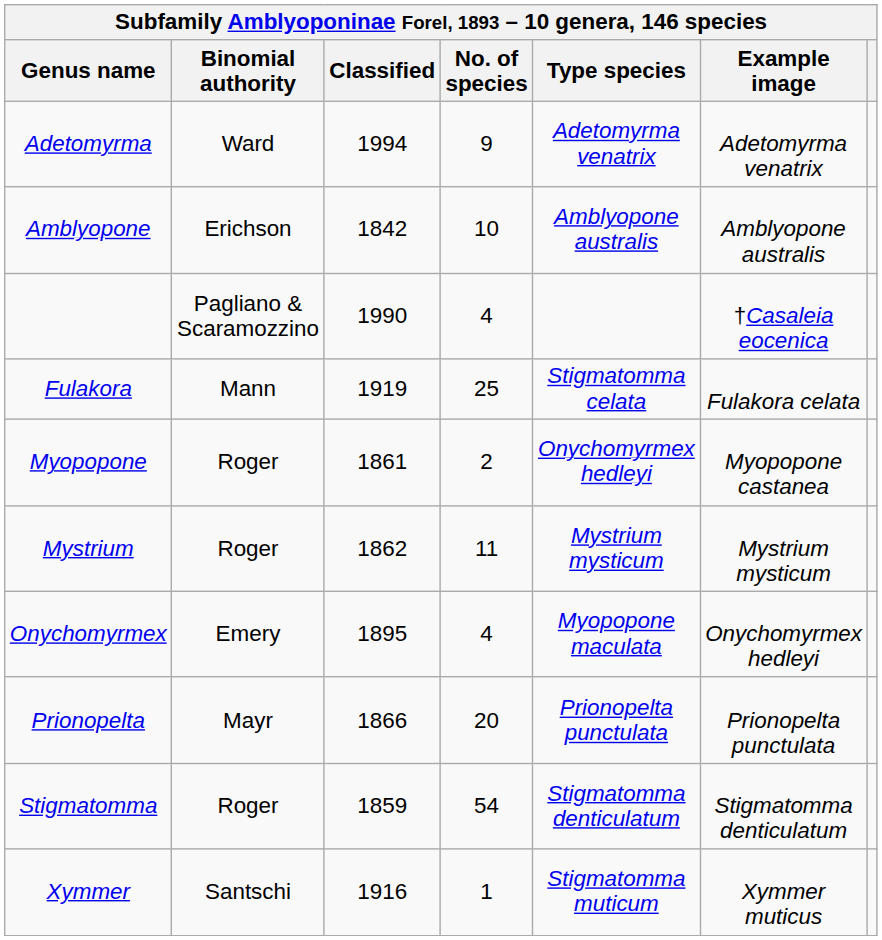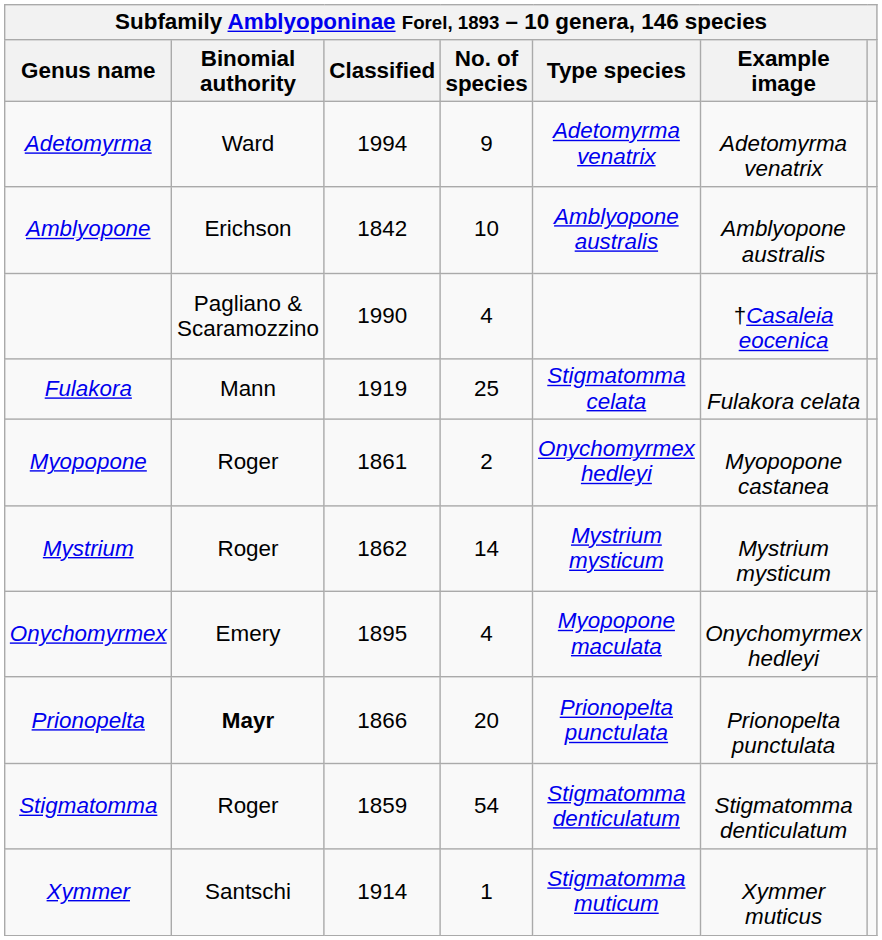(487, 548) 11 -> (487, 548) 14
(248, 719) normal -> (248, 719) bold
(382, 891) 1916 -> (382, 891) 1914
